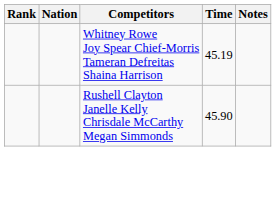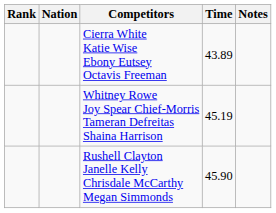+ row: (125, 54)
